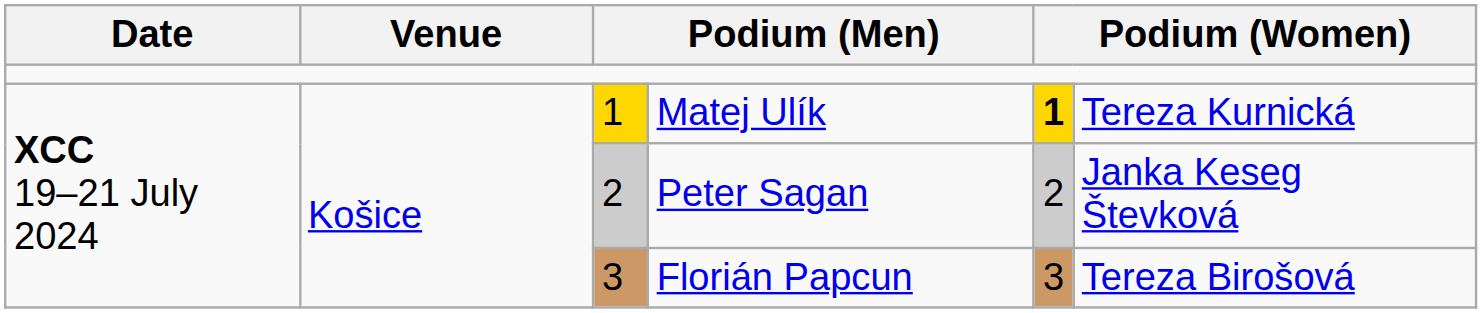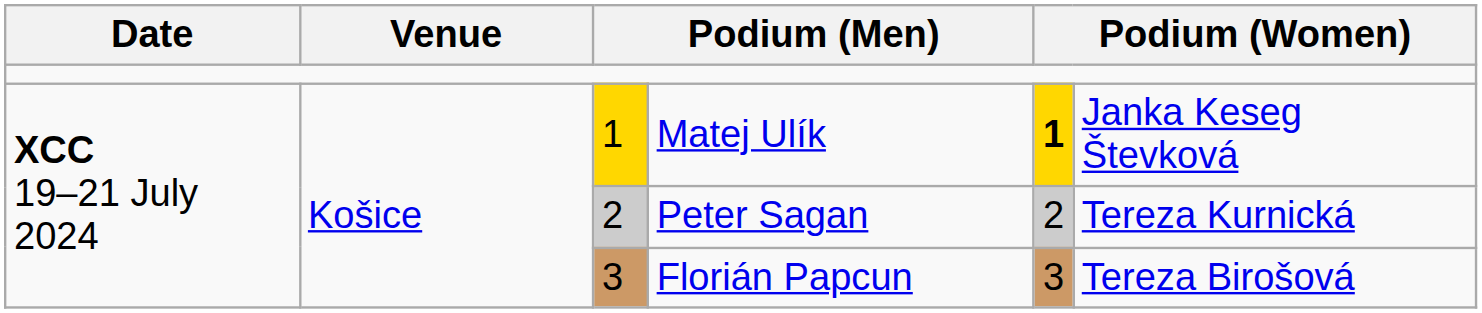(1218, 112) Tereza Kurnická -> (1192, 134) Janka Keseg Števková
(1192, 194) Janka Keseg Števková -> (1218, 215) Tereza Kurnická
